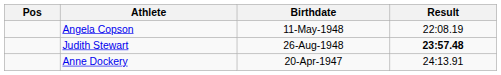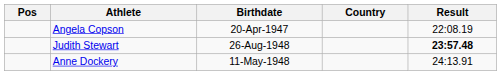+ column: (365, 12)
(313, 29) 11-May-1948 -> (259, 29) 20-Apr-1947
(313, 62) 20-Apr-1947 -> (259, 62) 11-May-1948
